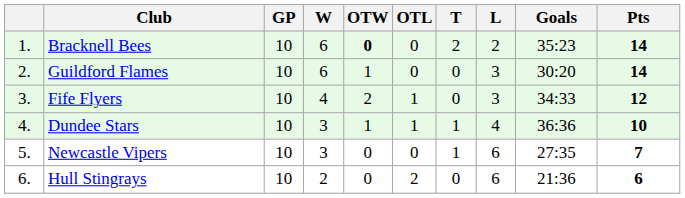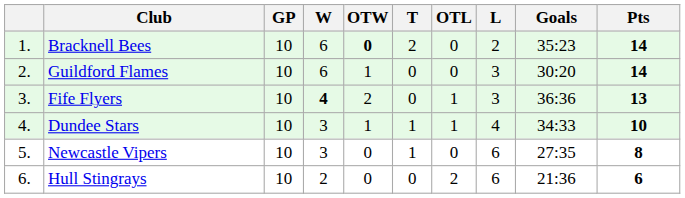columns swapped: (456, 17) <-> (414, 17)
(323, 98) normal -> (323, 98) bold
(556, 98) 34:33 -> (556, 98) 36:36
(638, 98) 12 -> (638, 98) 13
(556, 125) 36:36 -> (556, 125) 34:33
(638, 152) 7 -> (638, 152) 8
